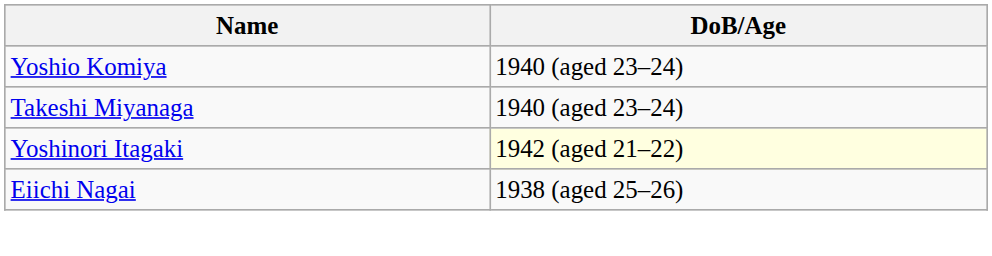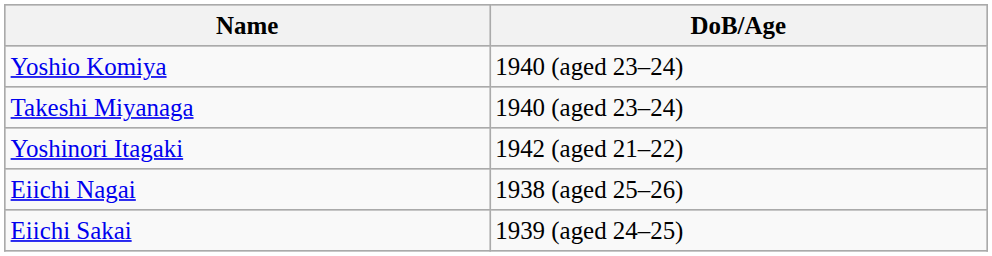(589, 148) lightyellow background -> (589, 148) no background
+ row: (71, 230)
